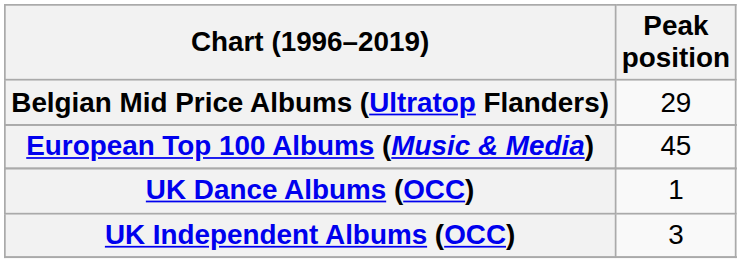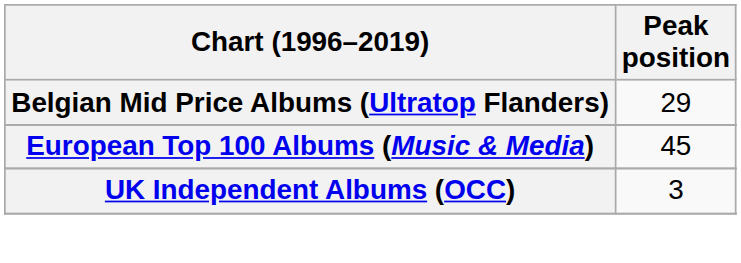- row: (310, 190)
